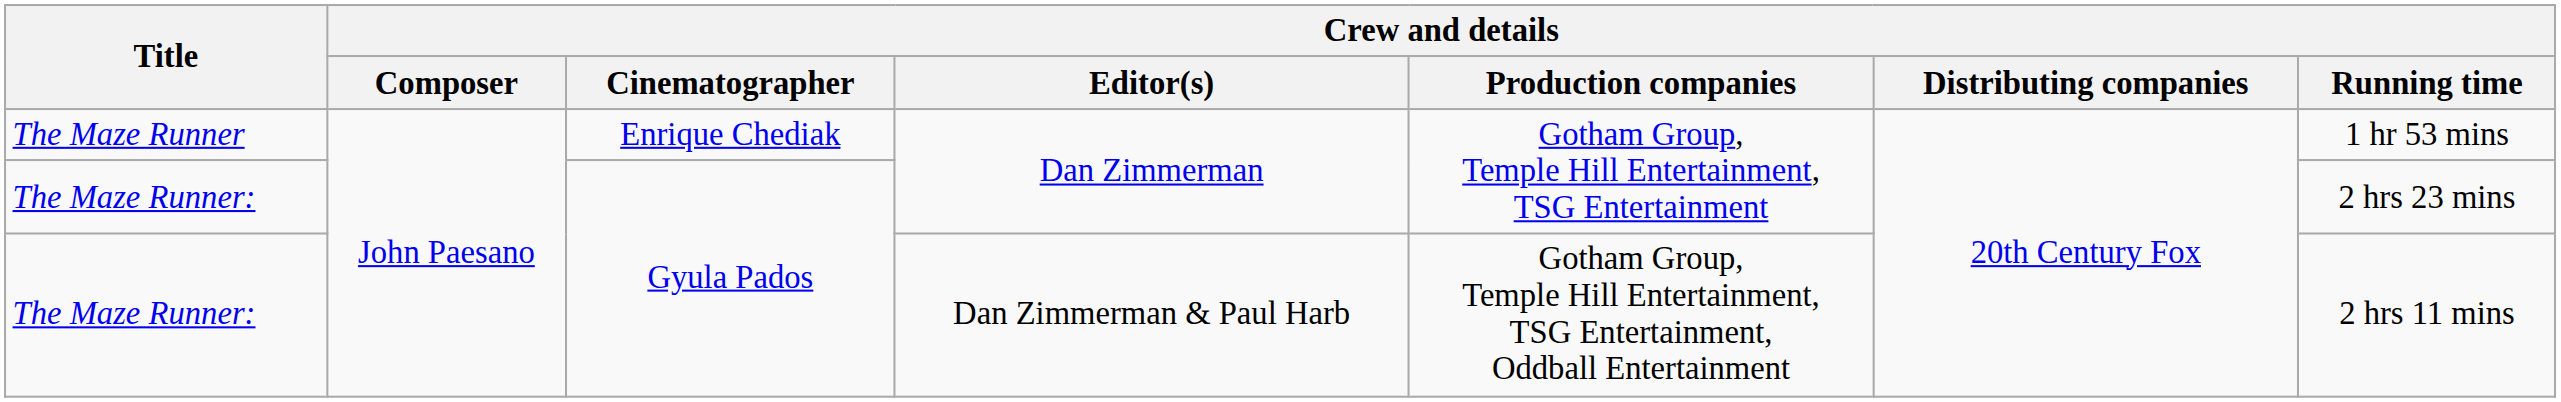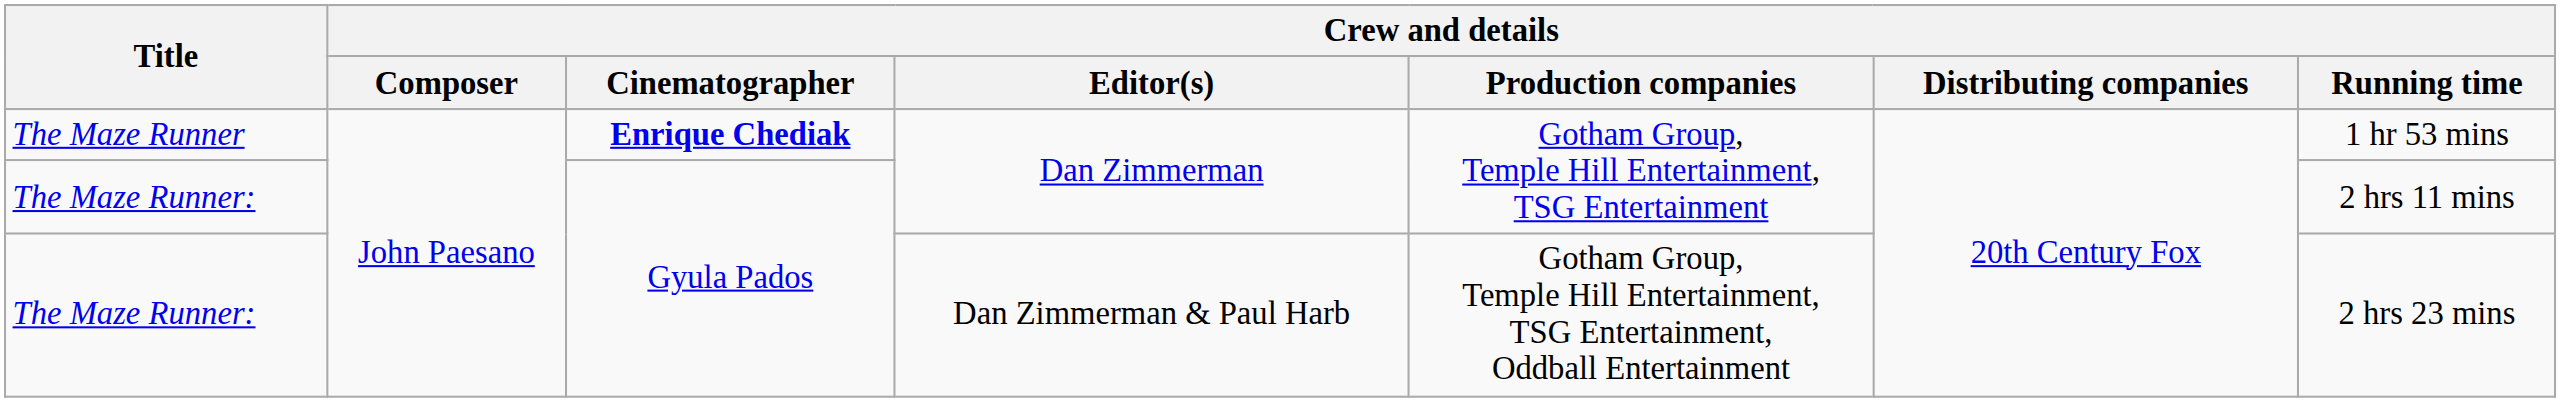(730, 133) normal -> (730, 133) bold
(2427, 196) 2 hrs 23 mins -> (2427, 196) 2 hrs 11 mins
(2427, 314) 2 hrs 11 mins -> (2427, 314) 2 hrs 23 mins
